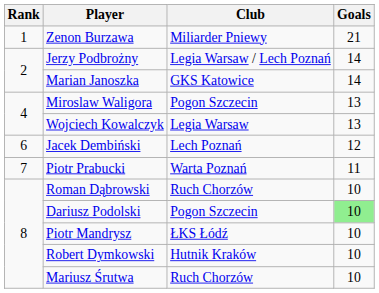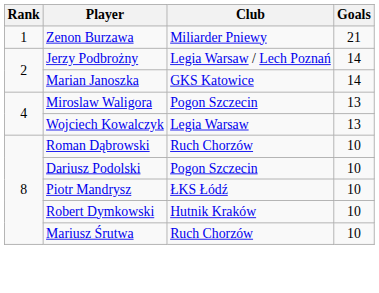- row: (93, 146)
- row: (86, 168)
(354, 211) lightgreen background -> (354, 168) no background
